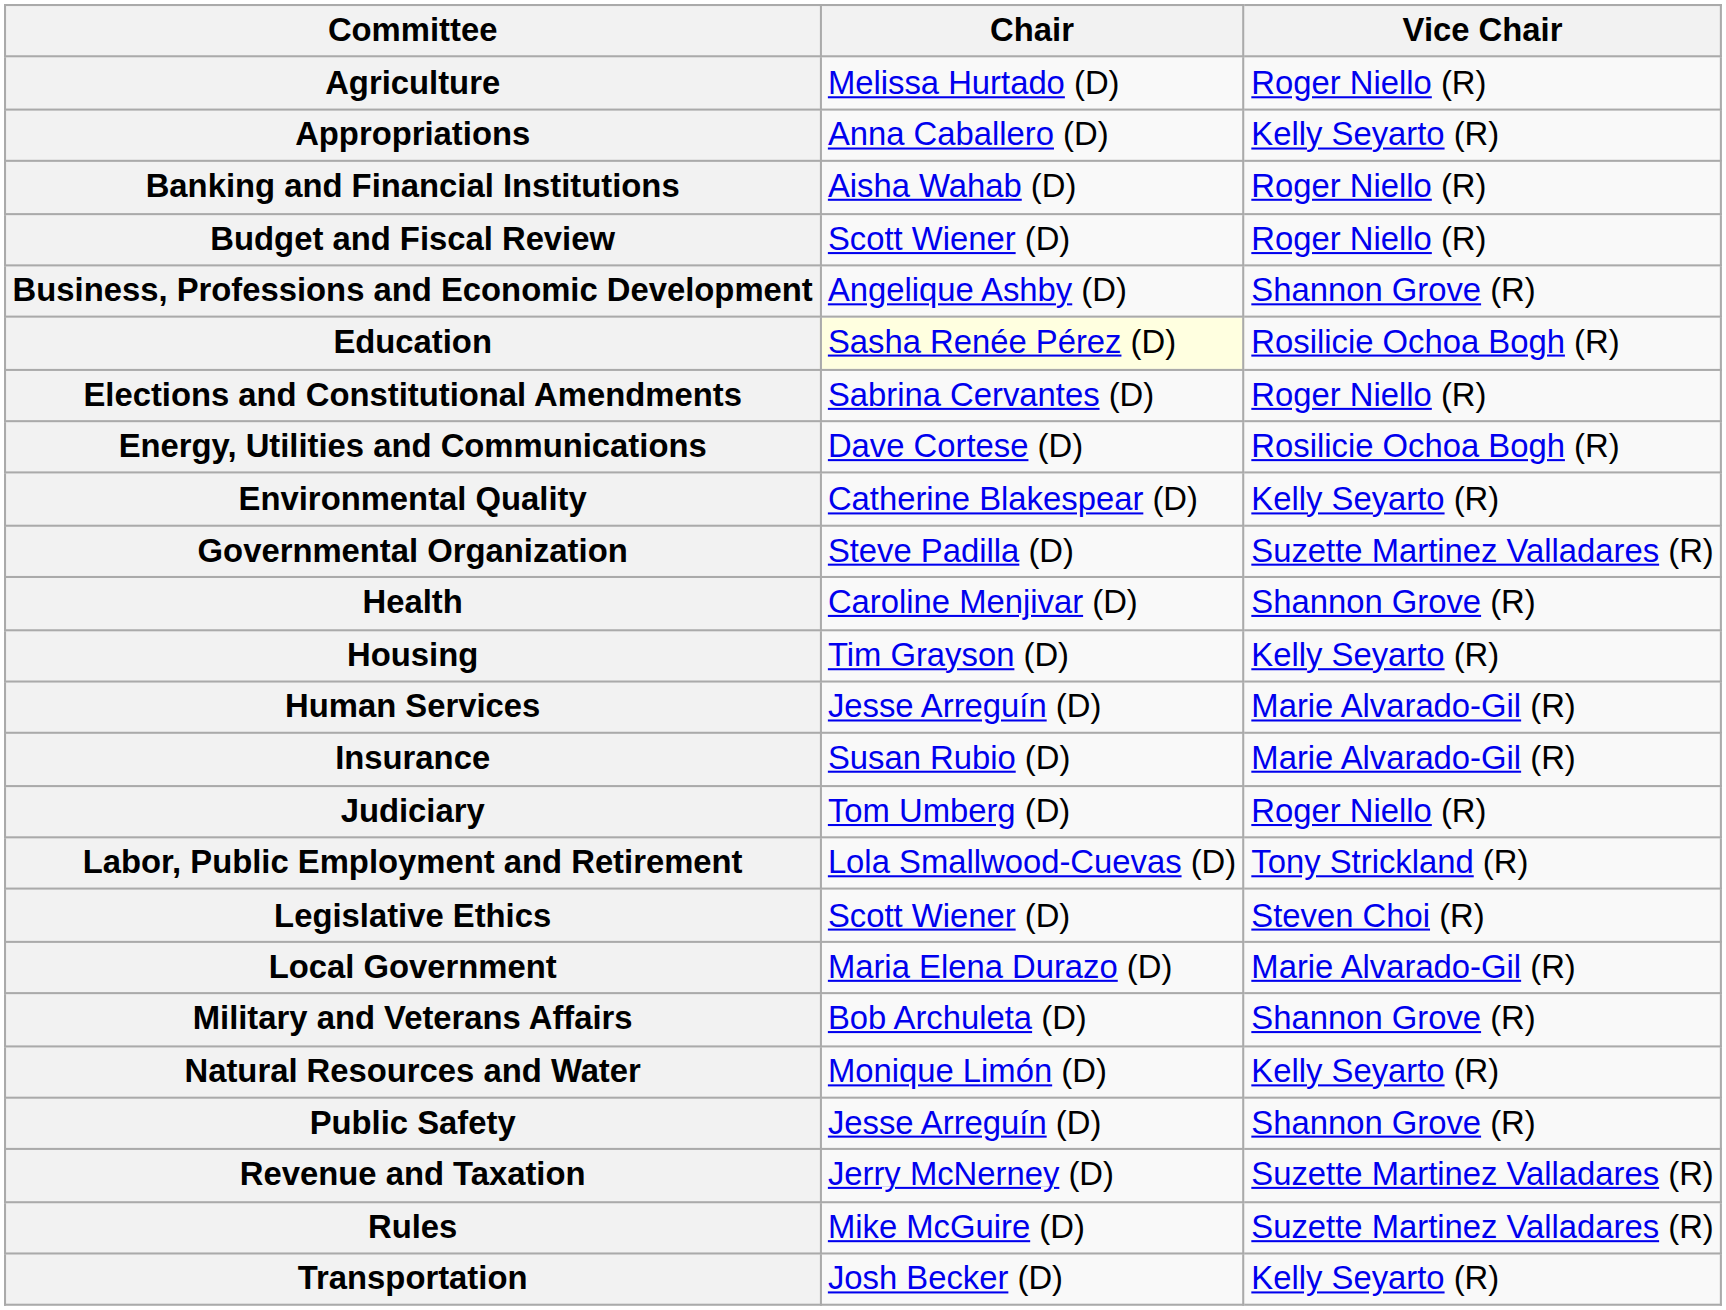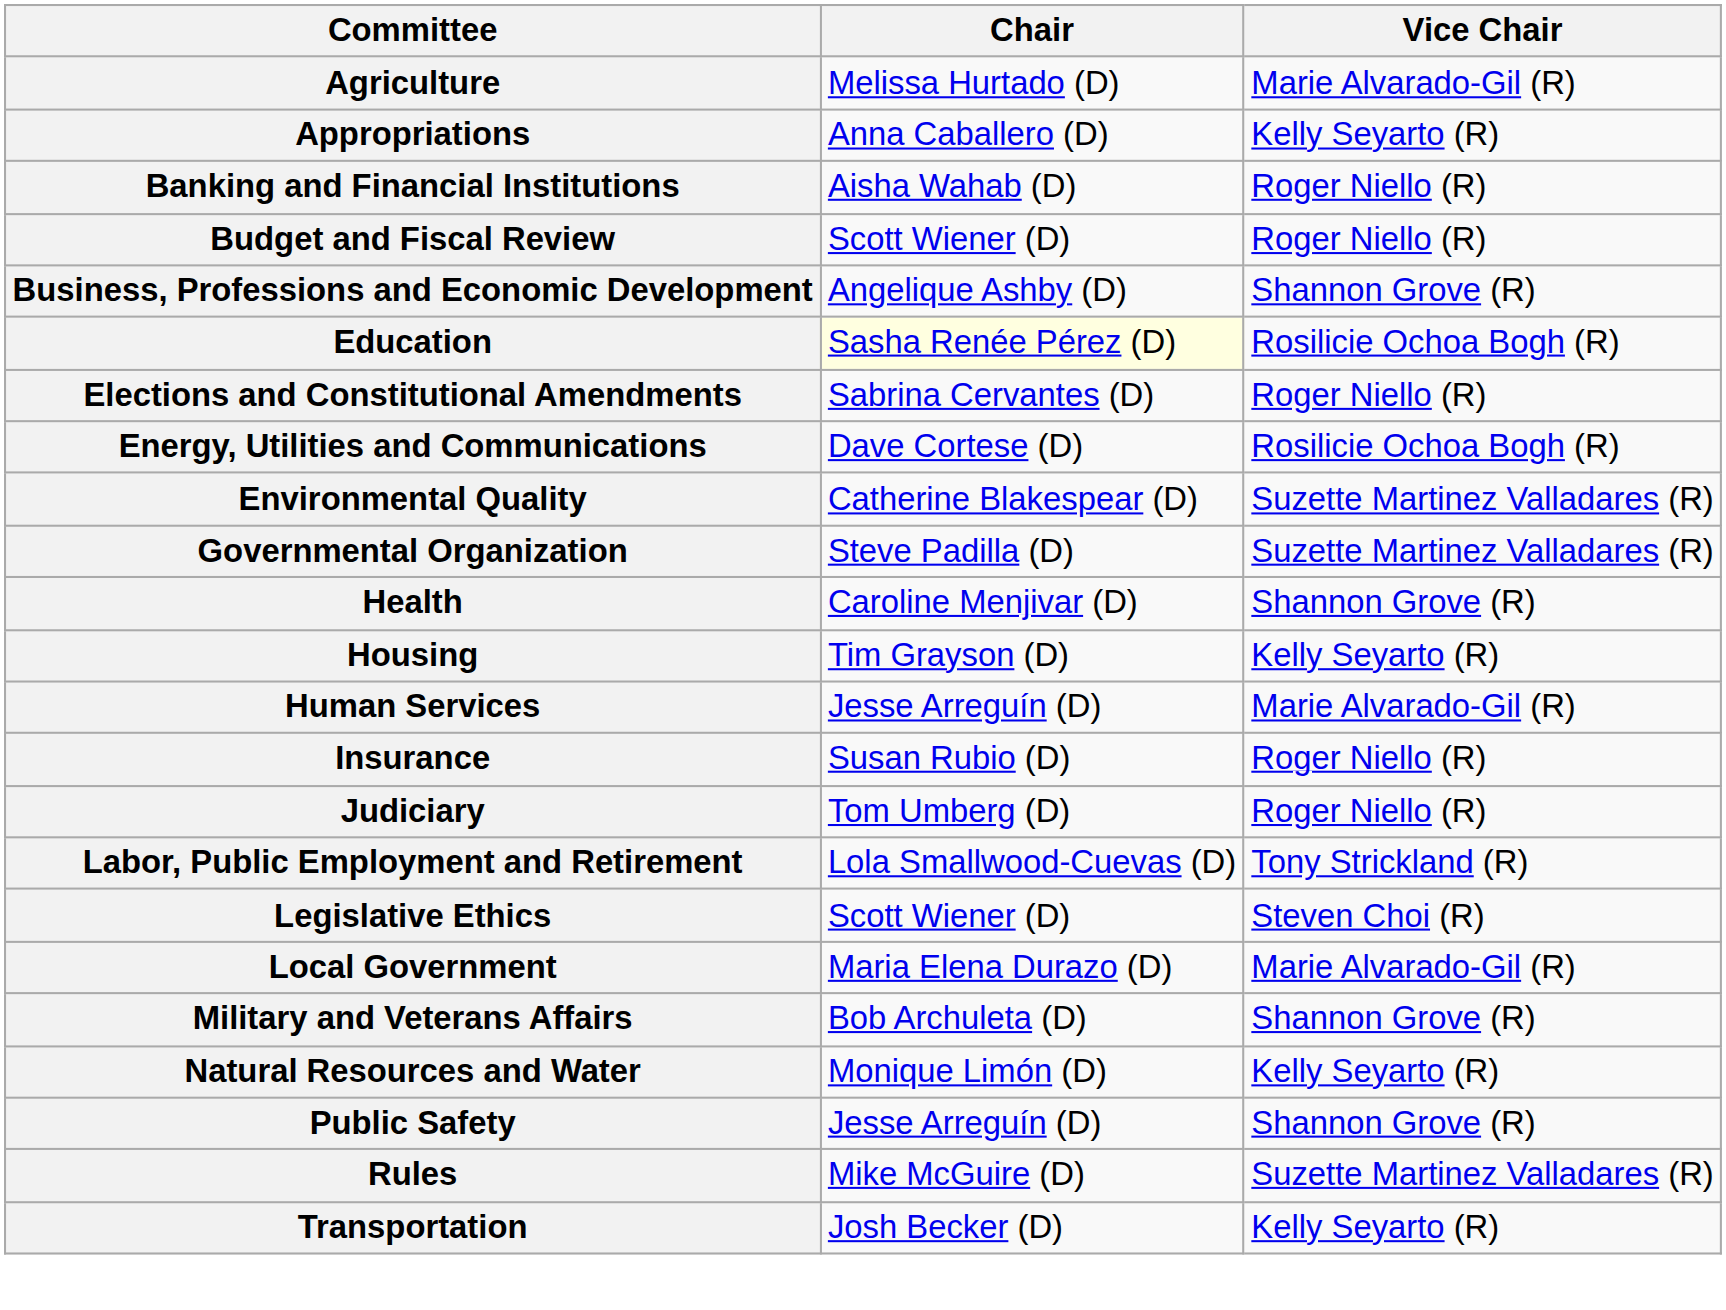(1369, 82) Roger Niello (R) -> (1414, 82) Marie Alvarado-Gil (R)
(1375, 498) Kelly Seyarto (R) -> (1483, 498) Suzette Martinez Valladares (R)
(1414, 758) Marie Alvarado-Gil (R) -> (1369, 758) Roger Niello (R)
- row: (413, 1174)
